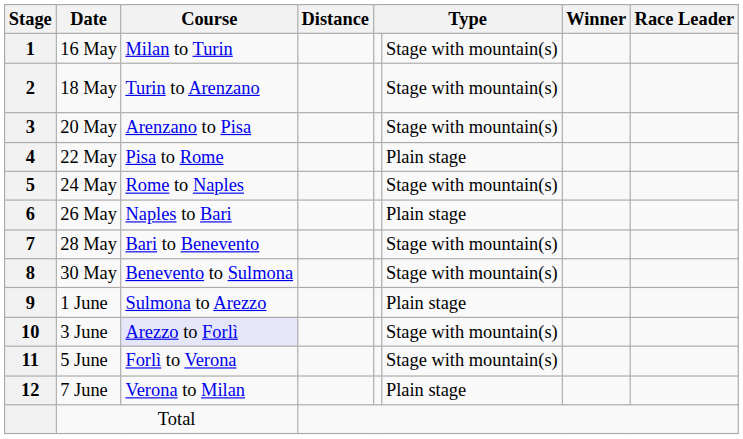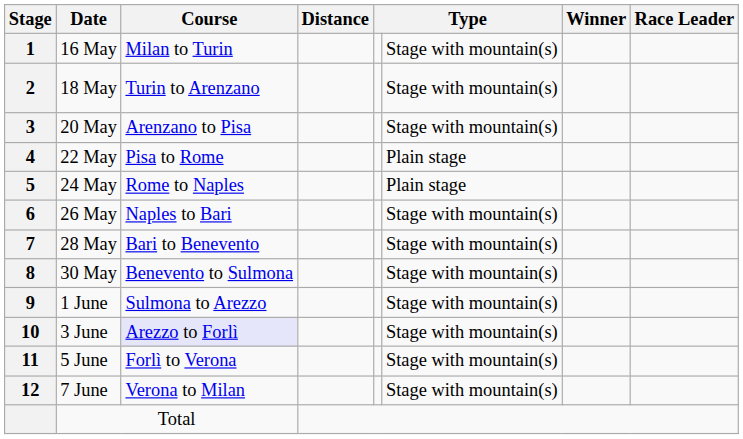(472, 185) Stage with mountain(s) -> (426, 185) Plain stage
(426, 214) Plain stage -> (472, 214) Stage with mountain(s)
(426, 302) Plain stage -> (472, 302) Stage with mountain(s)
(426, 389) Plain stage -> (472, 389) Stage with mountain(s)
